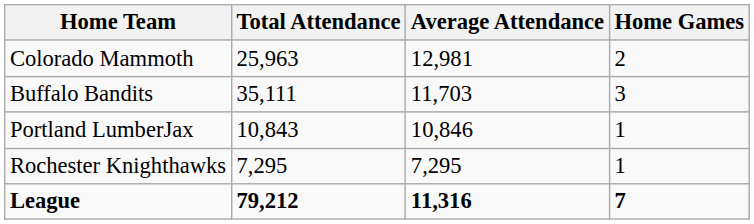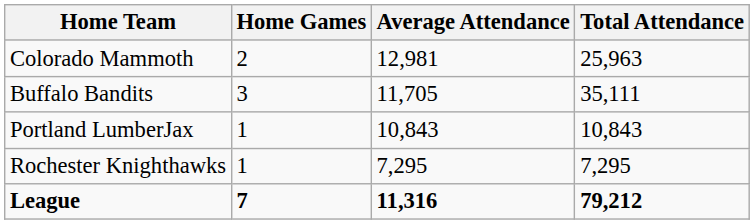columns swapped: (679, 22) <-> (318, 22)
(441, 93) 11,703 -> (407, 93) 11,705
(442, 129) 10,846 -> (408, 129) 10,843
